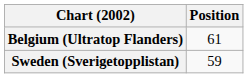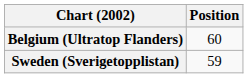(214, 38) 61 -> (214, 38) 60
